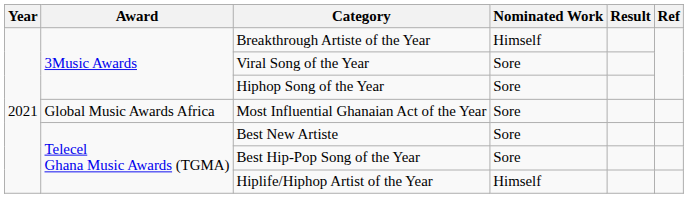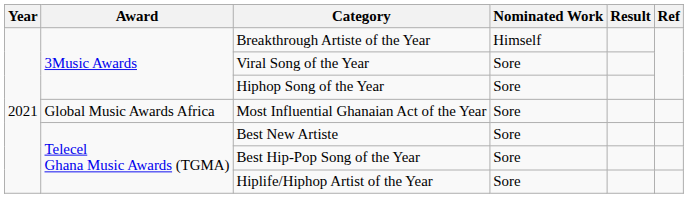(517, 181) Himself -> (507, 181) Sore
